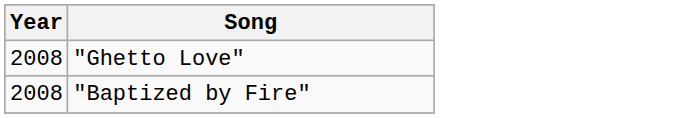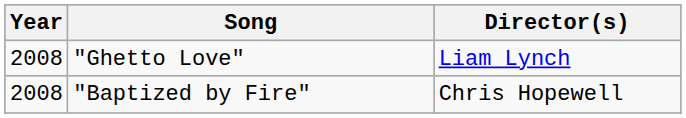+ column: (557, 23)
